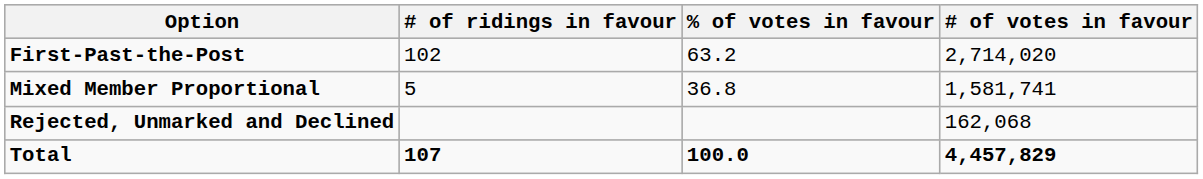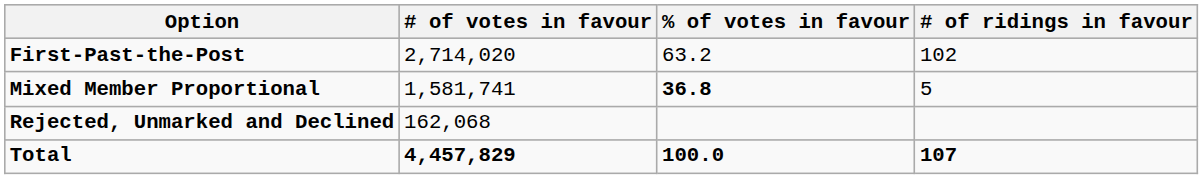columns swapped: (1069, 22) <-> (541, 22)
(712, 89) normal -> (687, 89) bold
